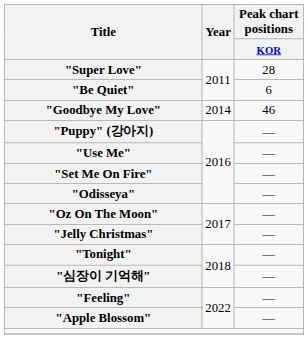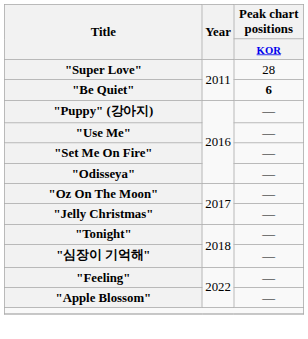(269, 89) normal -> (269, 89) bold
- row: (103, 110)
